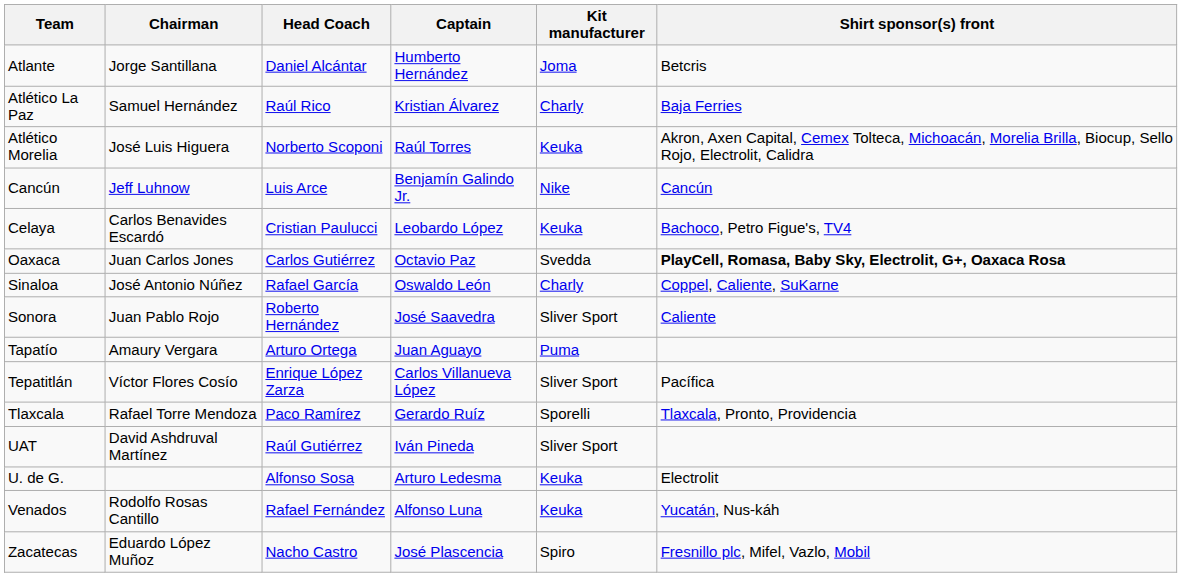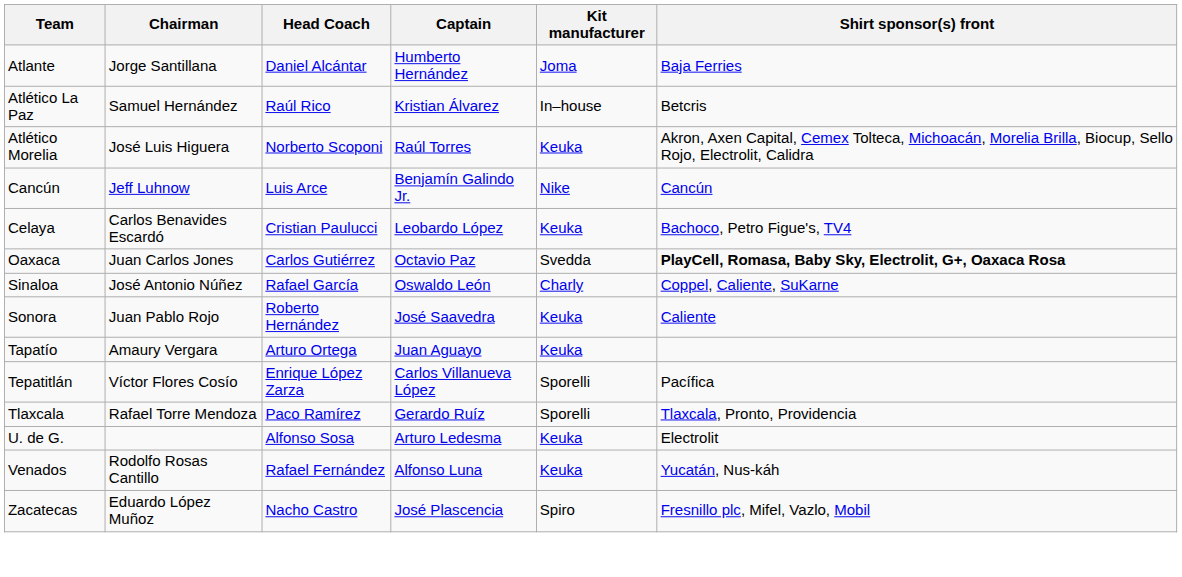(684, 65) Betcris -> (701, 65) Baja Ferries
(562, 106) Charly -> (571, 106) In–house
(701, 106) Baja Ferries -> (684, 106) Betcris
(579, 317) Sliver Sport -> (561, 317) Keuka
(559, 349) Puma -> (561, 349) Keuka
(579, 381) Sliver Sport -> (565, 381) Sporelli
- row: (22, 446)
